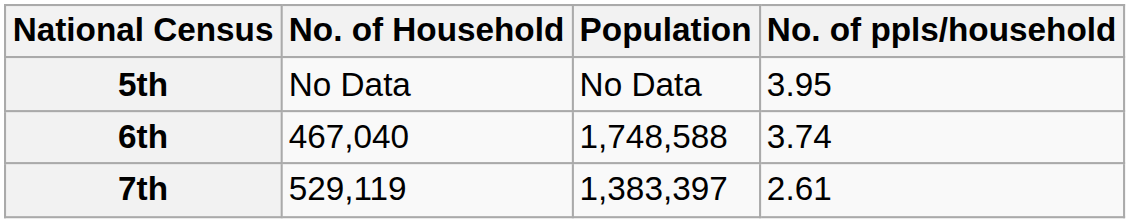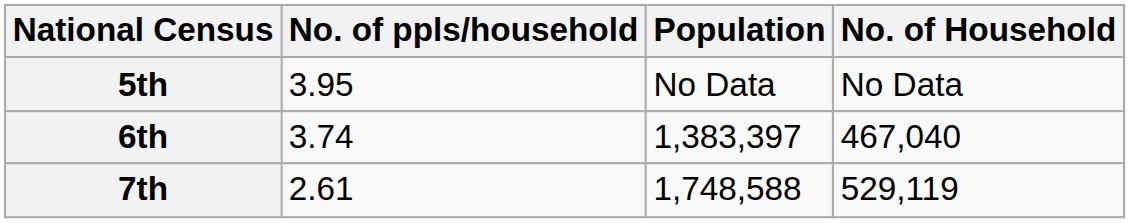columns swapped: (427, 30) <-> (942, 30)
(654, 136) 1,748,588 -> (728, 136) 1,383,397
(654, 189) 1,383,397 -> (728, 189) 1,748,588
